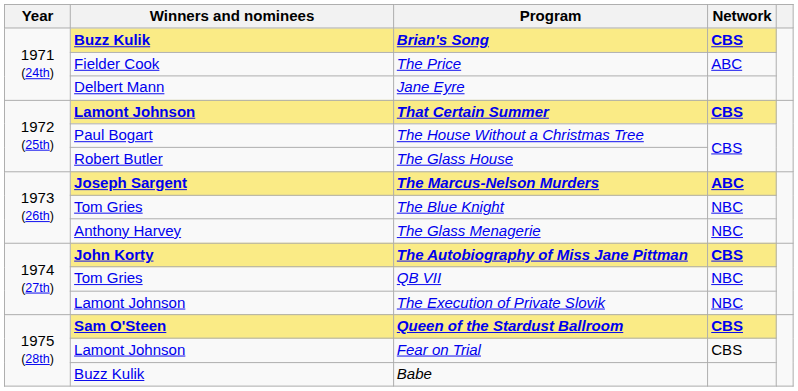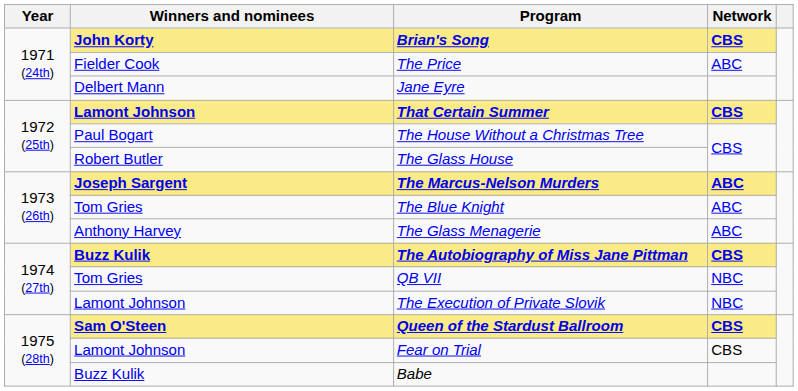(112, 40) Buzz Kulik -> (114, 40) John Korty
(727, 207) NBC -> (727, 207) ABC
(727, 231) NBC -> (727, 231) ABC
(114, 254) John Korty -> (112, 254) Buzz Kulik
